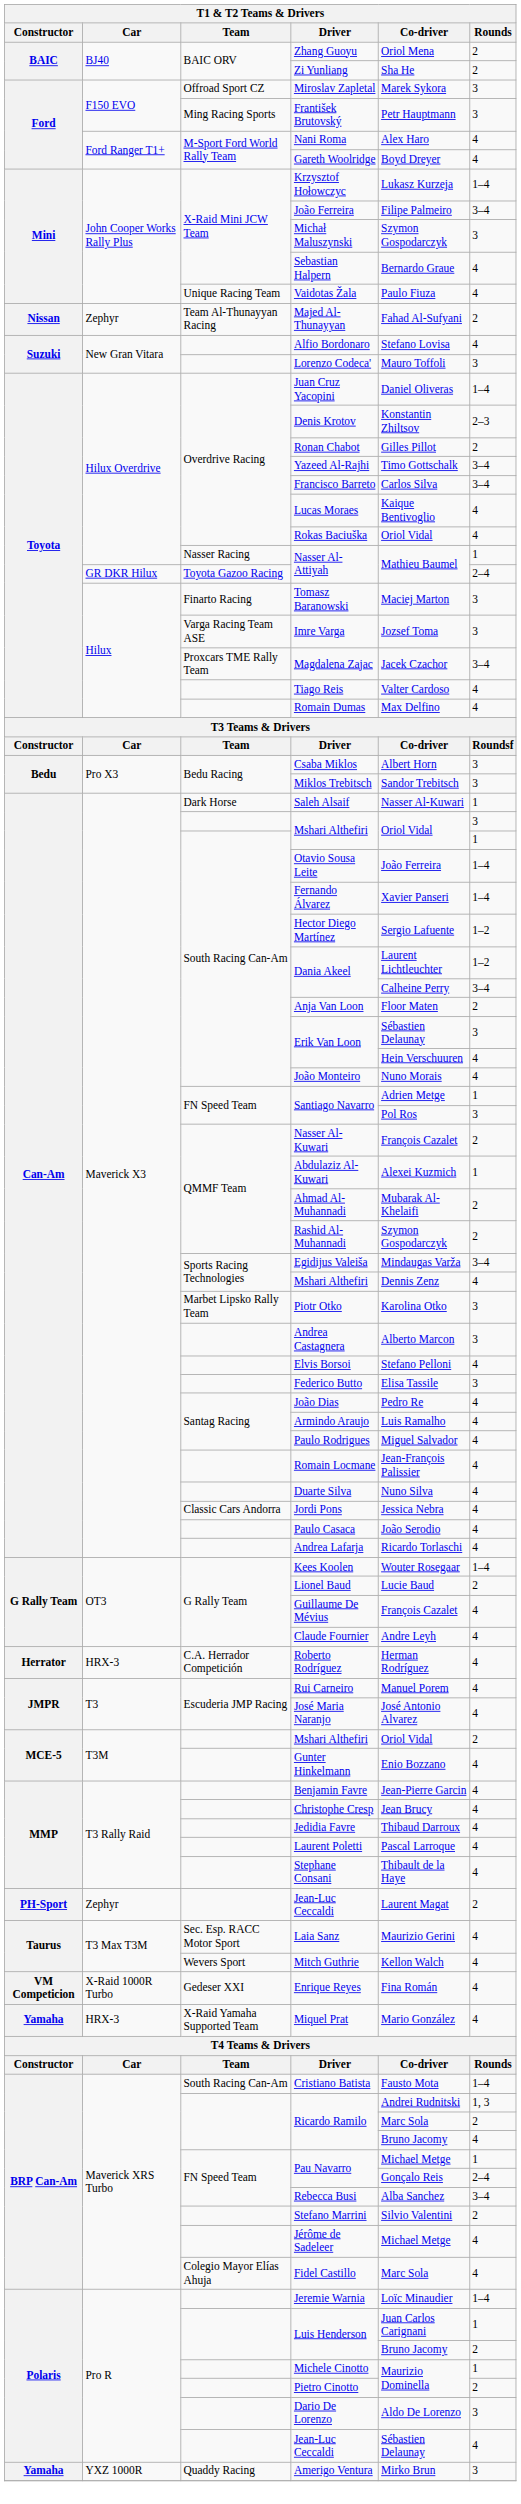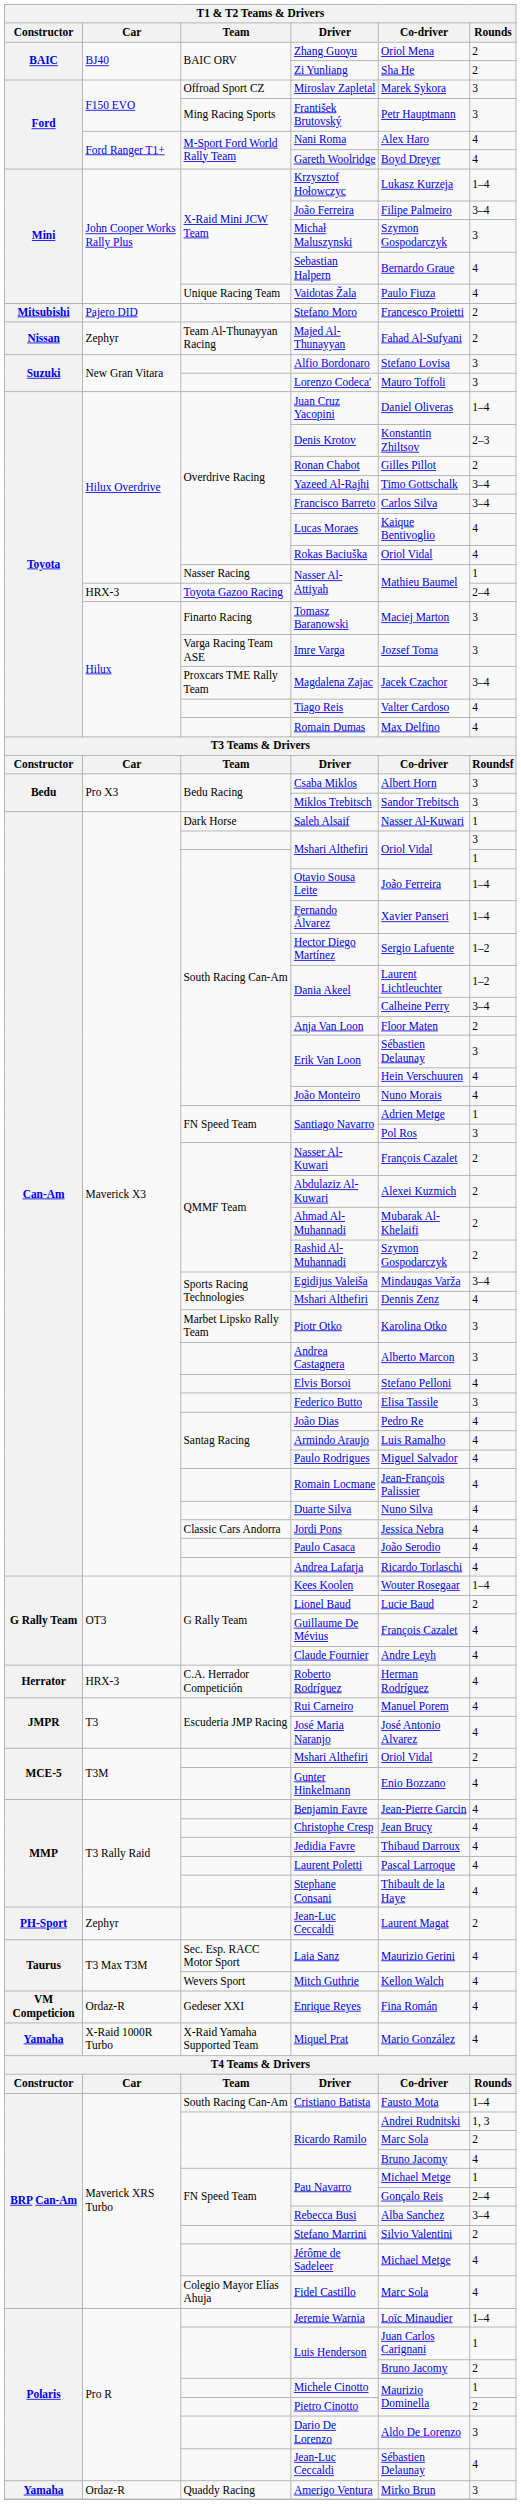+ row: (236, 312)
(475, 344) 4 -> (475, 363) 3
(121, 573) GR DKR Hilux -> (102, 592) HRX-3
(475, 1172) 1 -> (475, 1191) 2
(119, 1987) X-Raid 1000R Turbo -> (105, 2006) Ordaz-R
(102, 2020) HRX-3 -> (119, 2038) X-Raid 1000R Turbo
(114, 2470) YXZ 1000R -> (105, 2489) Ordaz-R
